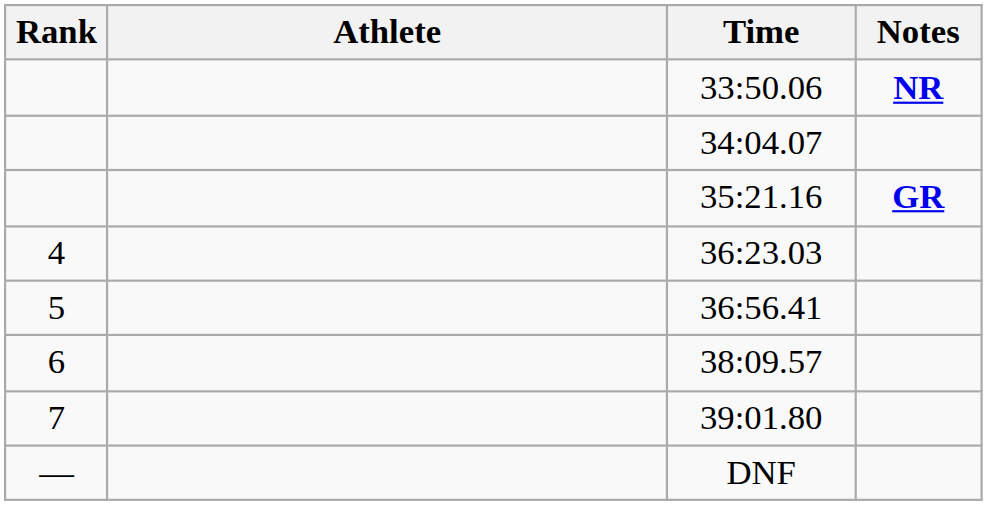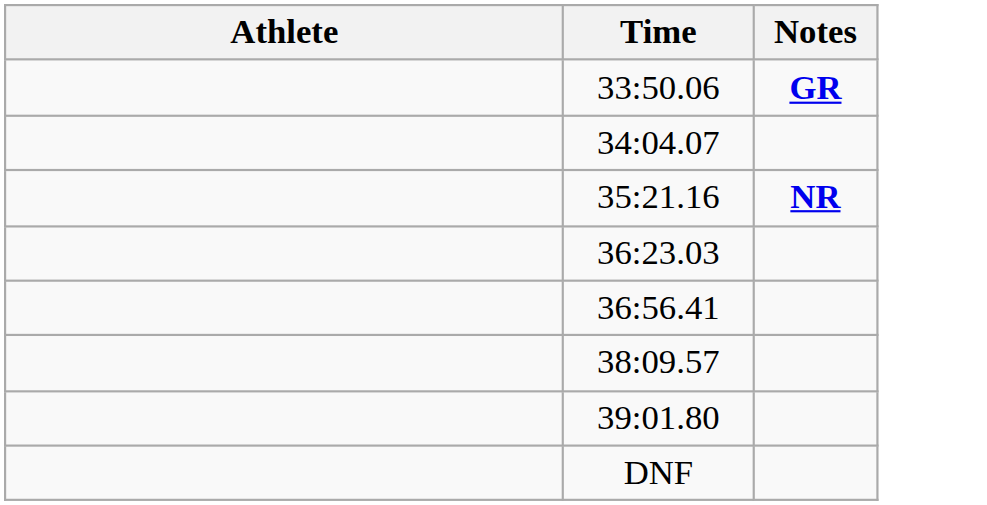- column: (56, 32)
(918, 87) NR -> (815, 87) GR
(918, 197) GR -> (815, 197) NR
